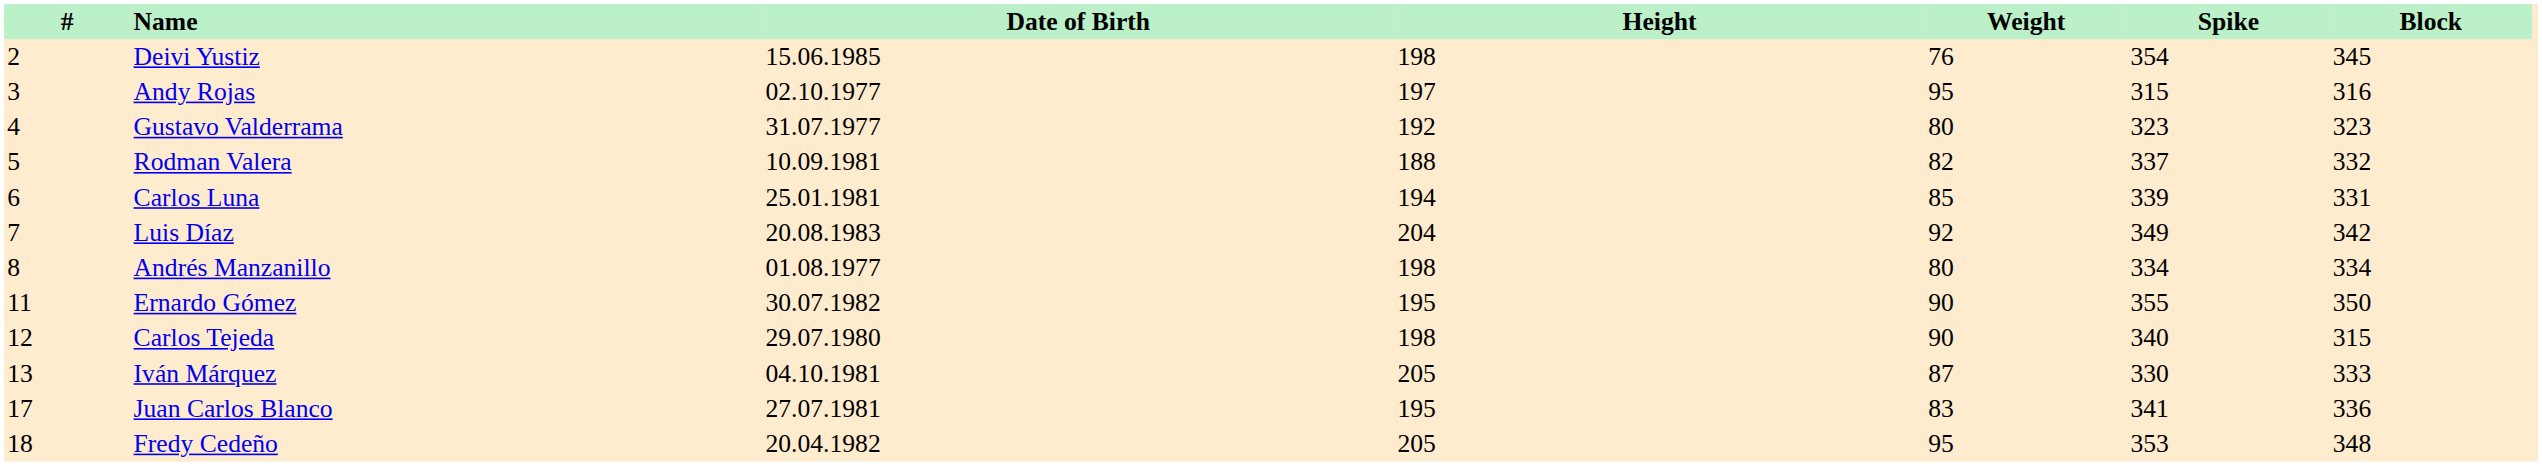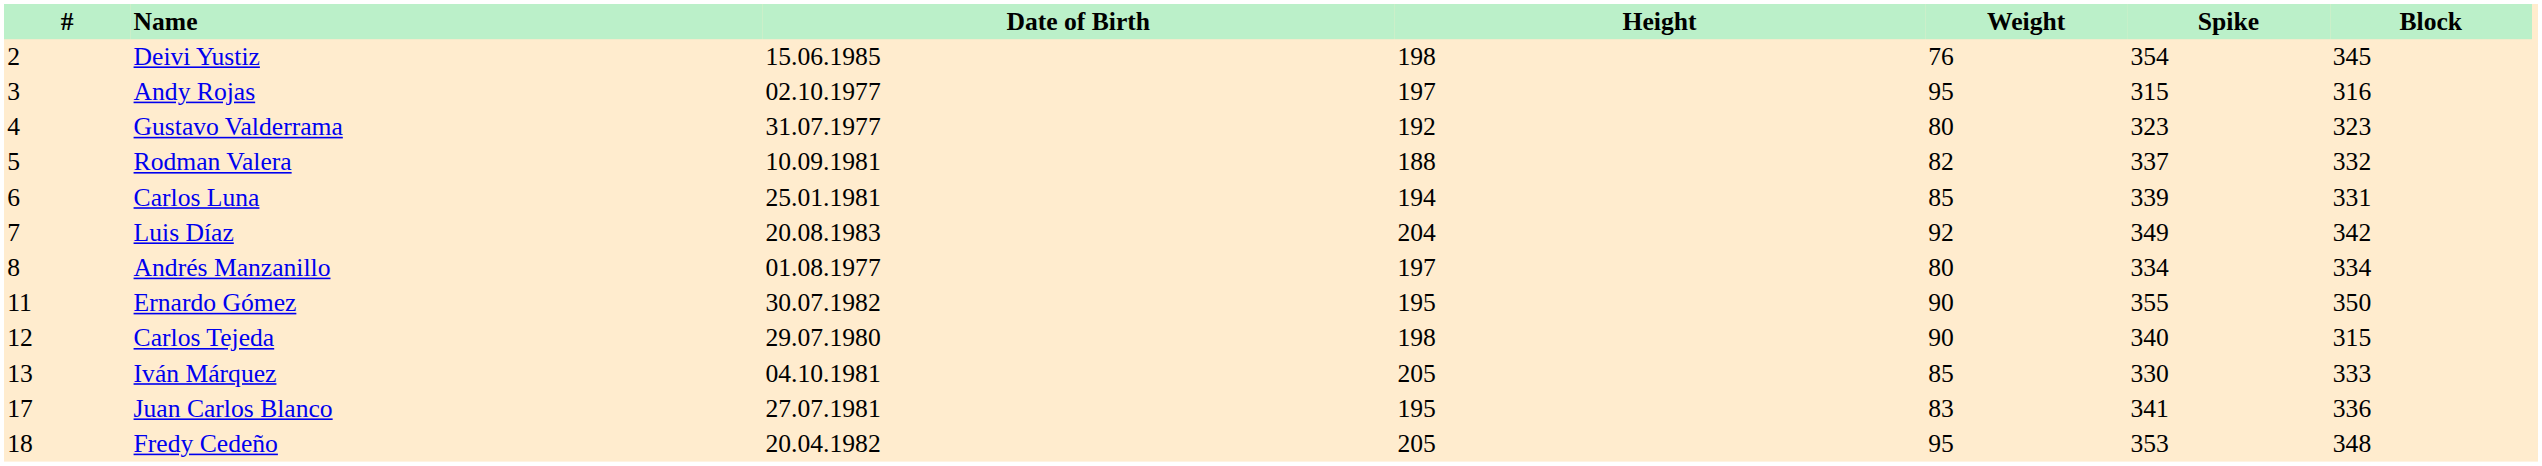(1417, 267) 198 -> (1417, 267) 197
(1941, 373) 87 -> (1941, 373) 85
